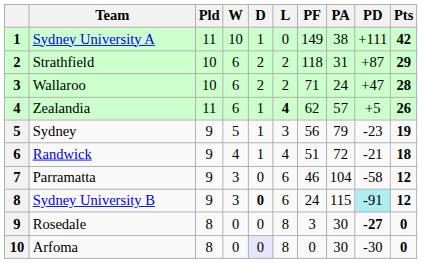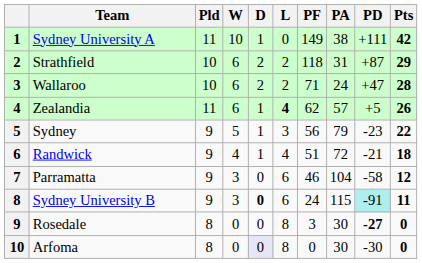(404, 131) 19 -> (404, 131) 22
(404, 200) 12 -> (404, 200) 11
